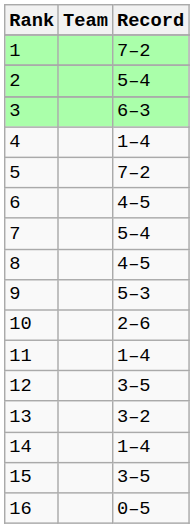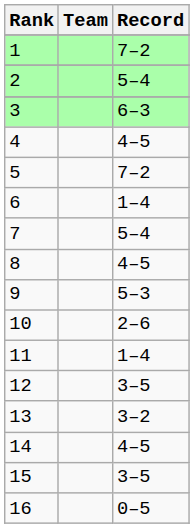(134, 142) 1–4 -> (134, 142) 4–5
(134, 203) 4–5 -> (134, 203) 1–4
(134, 447) 1–4 -> (134, 447) 4–5
